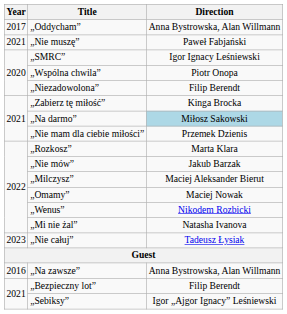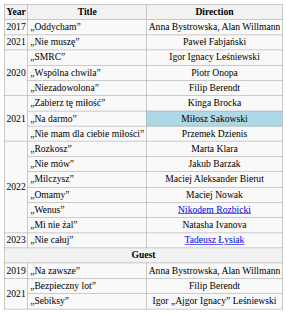(16, 270) 2016 -> (16, 270) 2019
